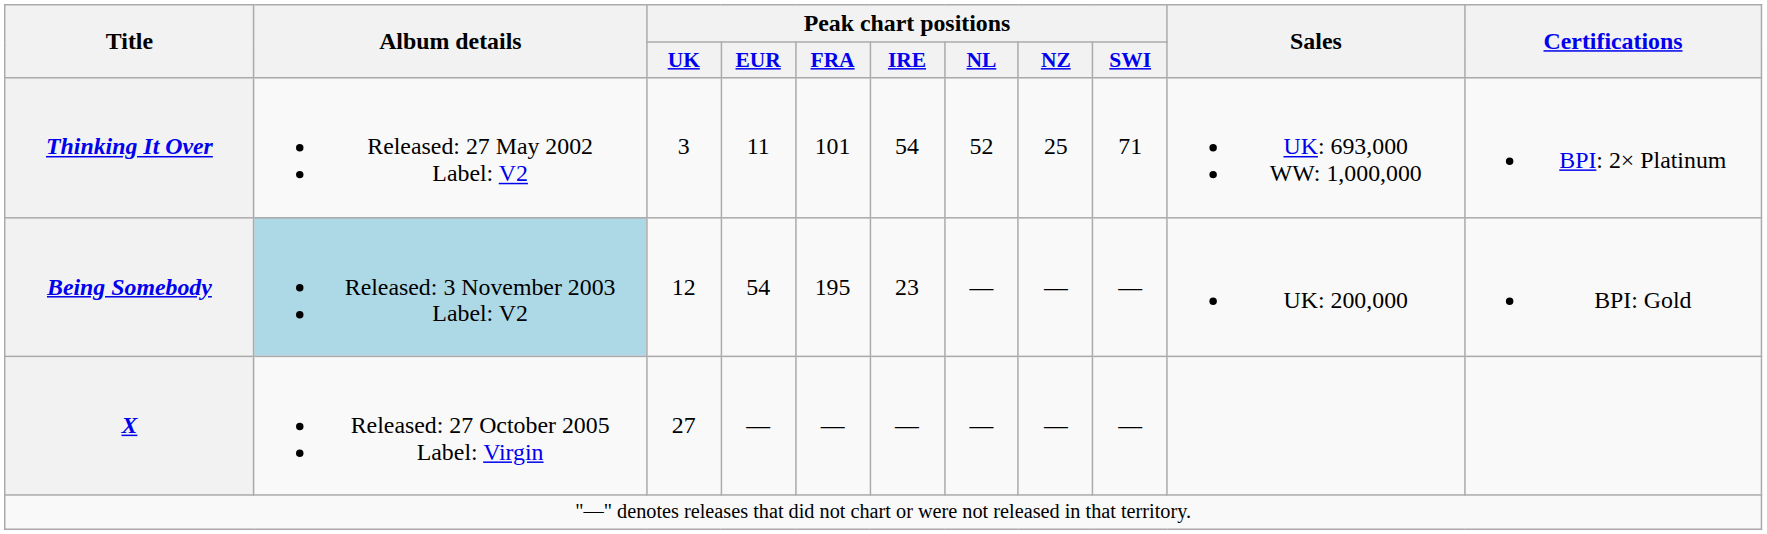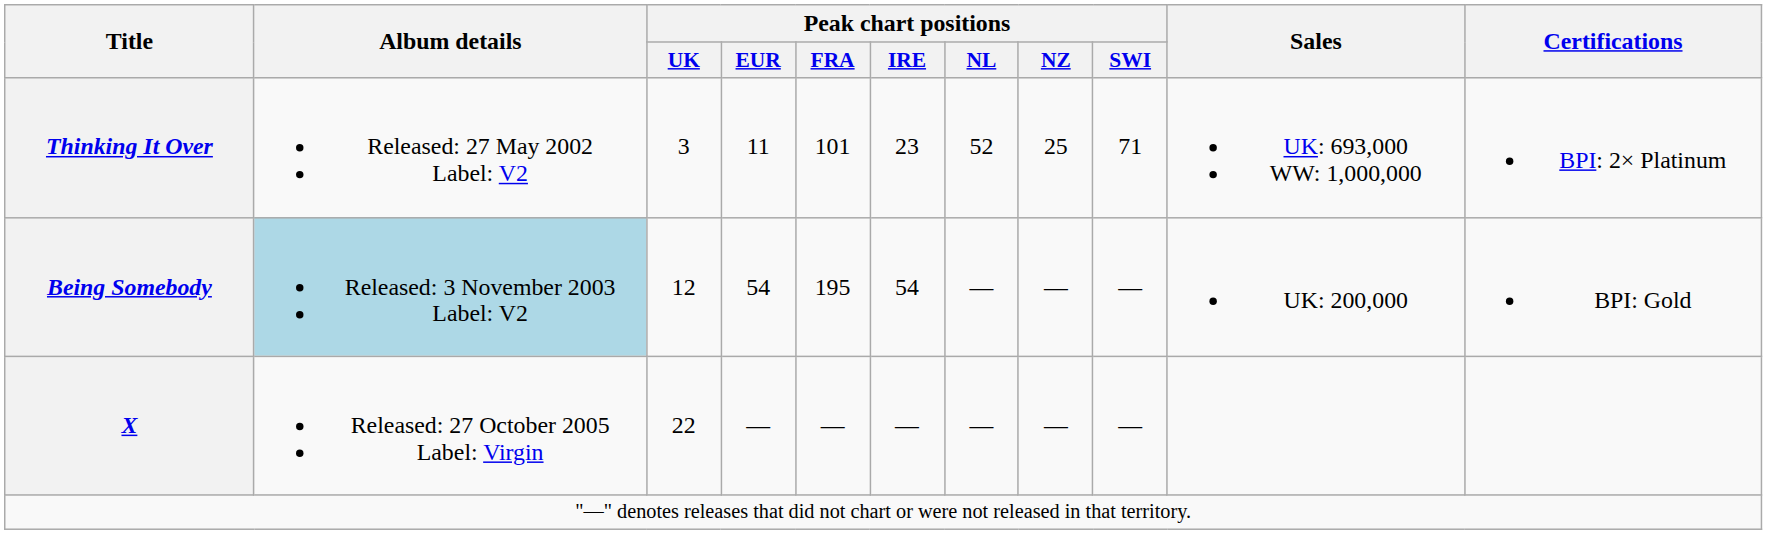(907, 147) 54 -> (907, 147) 23
(907, 286) 23 -> (907, 286) 54
(684, 425) 27 -> (684, 425) 22
